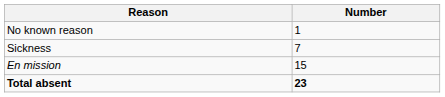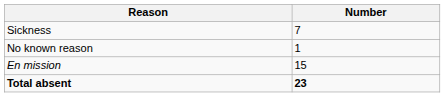rows swapped: (29, 48) <-> (50, 30)
